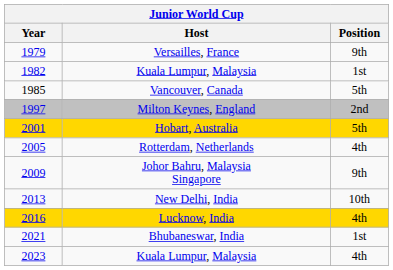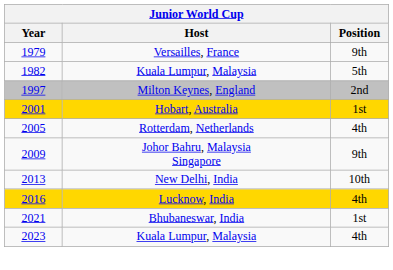(359, 71) 1st -> (359, 71) 5th
- row: (33, 90)
(359, 128) 5th -> (359, 109) 1st
